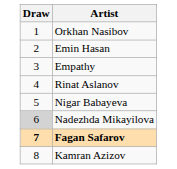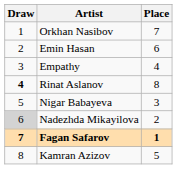+ column: (157, 13)
(36, 84) normal -> (21, 84) bold
